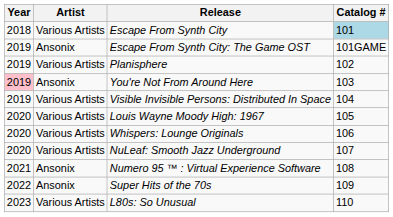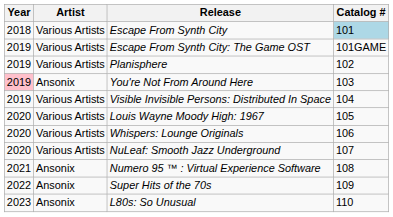(55, 47) Ansonix -> (70, 47) Various Artists
(70, 202) Various Artists -> (55, 202) Ansonix
